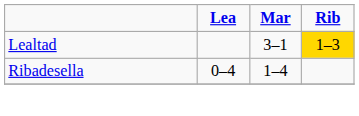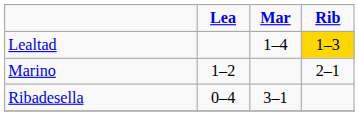(275, 44) 3–1 -> (275, 44) 1–4
+ row: (32, 71)
(275, 71) 1–4 -> (275, 97) 3–1
